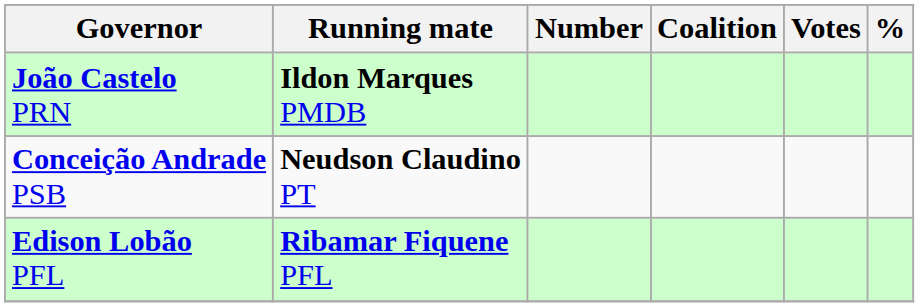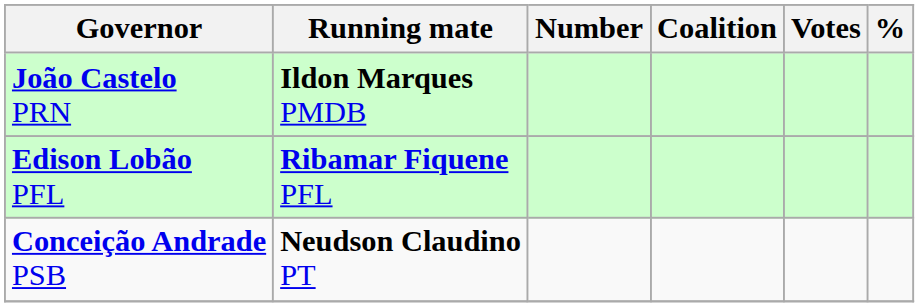rows swapped: (102, 258) <-> (139, 176)
